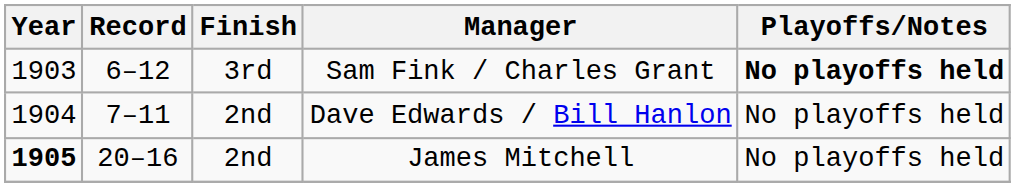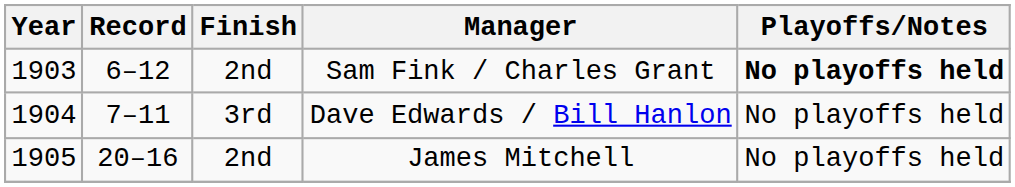(248, 71) 3rd -> (248, 71) 2nd
(248, 115) 2nd -> (248, 115) 3rd
(44, 159) bold -> (44, 159) normal
